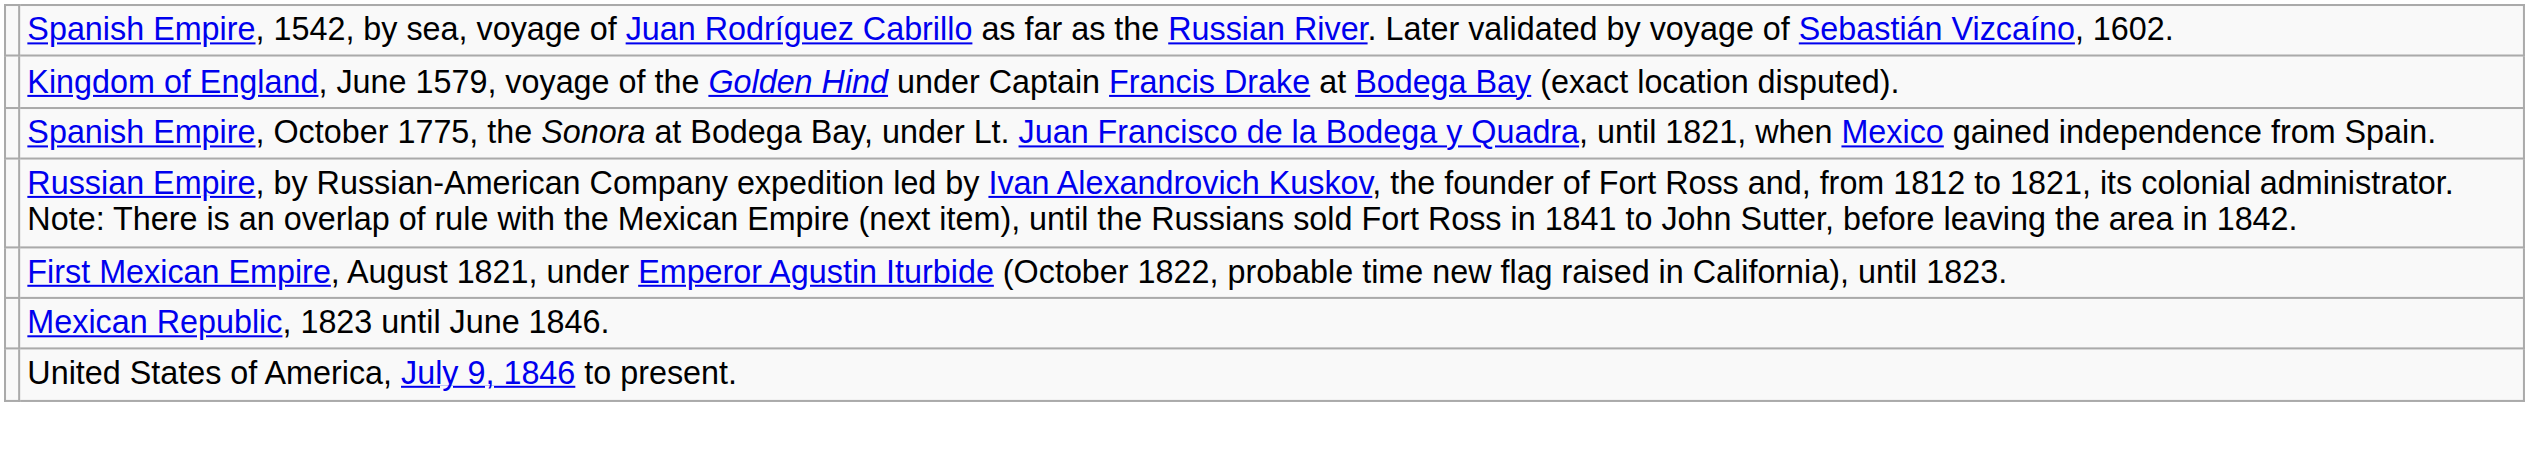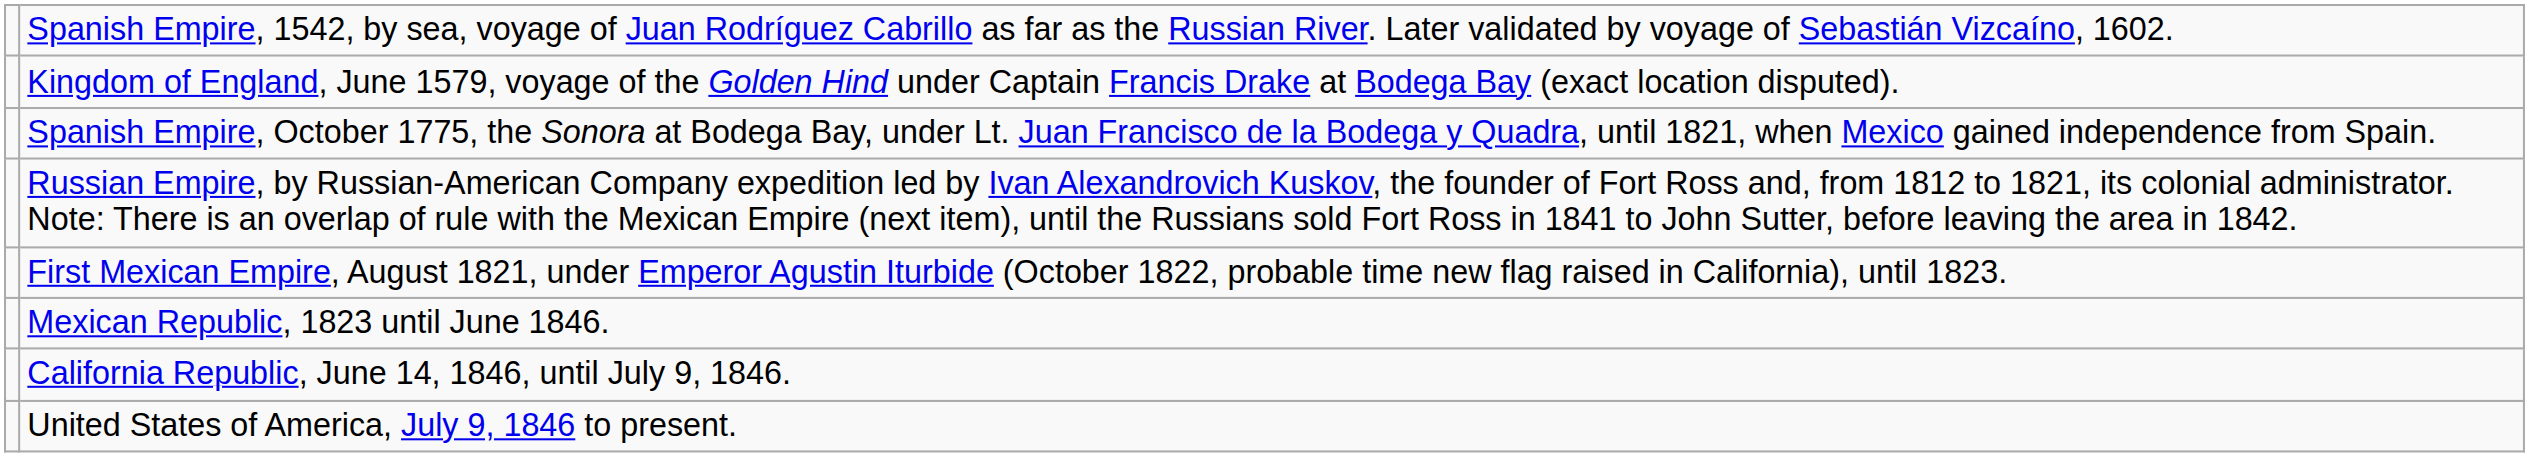+ row: (409, 374)
